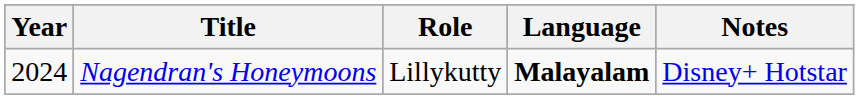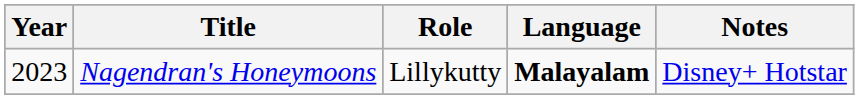(39, 71) 2024 -> (39, 71) 2023
